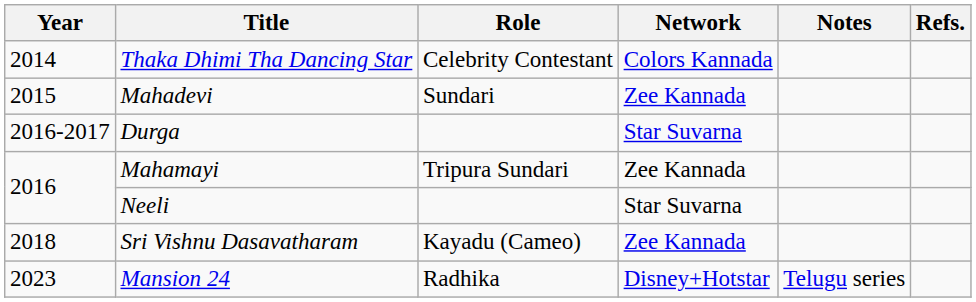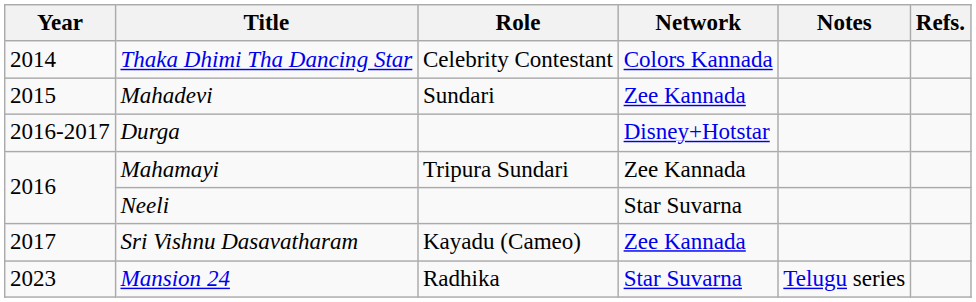(683, 132) Star Suvarna -> (697, 132) Disney+Hotstar
(33, 242) 2018 -> (33, 242) 2017
(697, 278) Disney+Hotstar -> (683, 278) Star Suvarna
